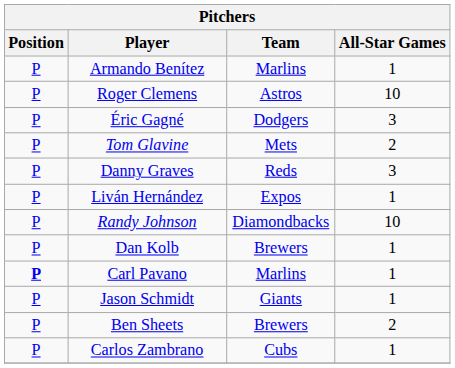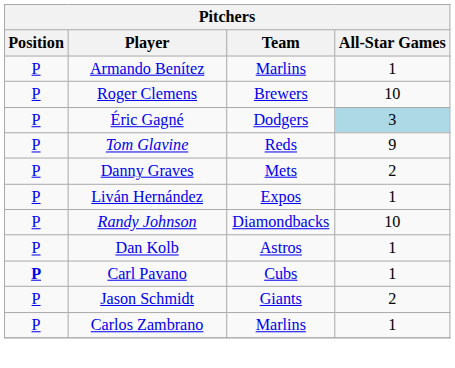(281, 94) Astros -> (281, 94) Brewers
(392, 119) no background -> (392, 119) lightblue background
(281, 145) Mets -> (281, 145) Reds
(392, 145) 2 -> (392, 145) 9
(281, 171) Reds -> (281, 171) Mets
(392, 171) 3 -> (392, 171) 2
(281, 247) Brewers -> (281, 247) Astros
(281, 273) Marlins -> (281, 273) Cubs
(392, 299) 1 -> (392, 299) 2
- row: (147, 324)
(281, 350) Cubs -> (281, 324) Marlins
